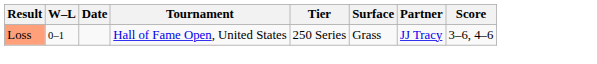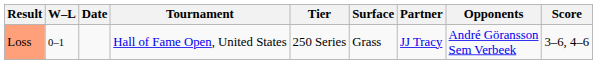+ column: (494, 14)
